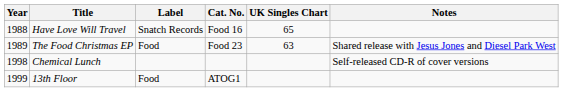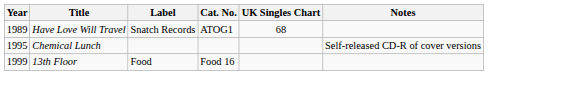(17, 29) 1988 -> (17, 29) 1989
(225, 29) Food 16 -> (217, 29) ATOG1
(288, 29) 65 -> (281, 29) 68
- row: (83, 45)
(17, 62) 1998 -> (17, 45) 1995
(224, 78) ATOG1 -> (217, 62) Food 16
